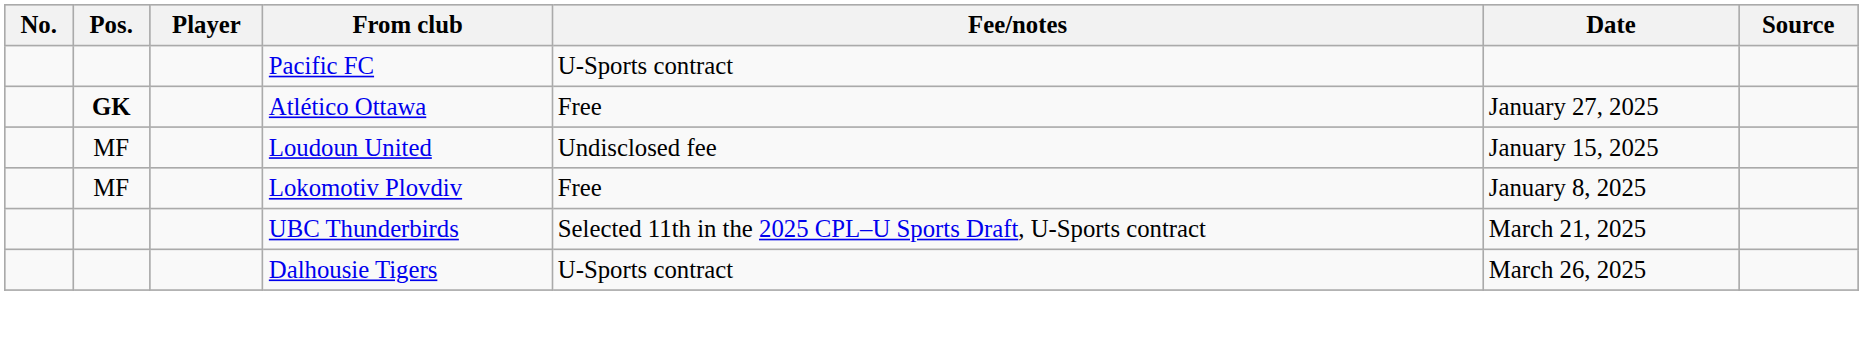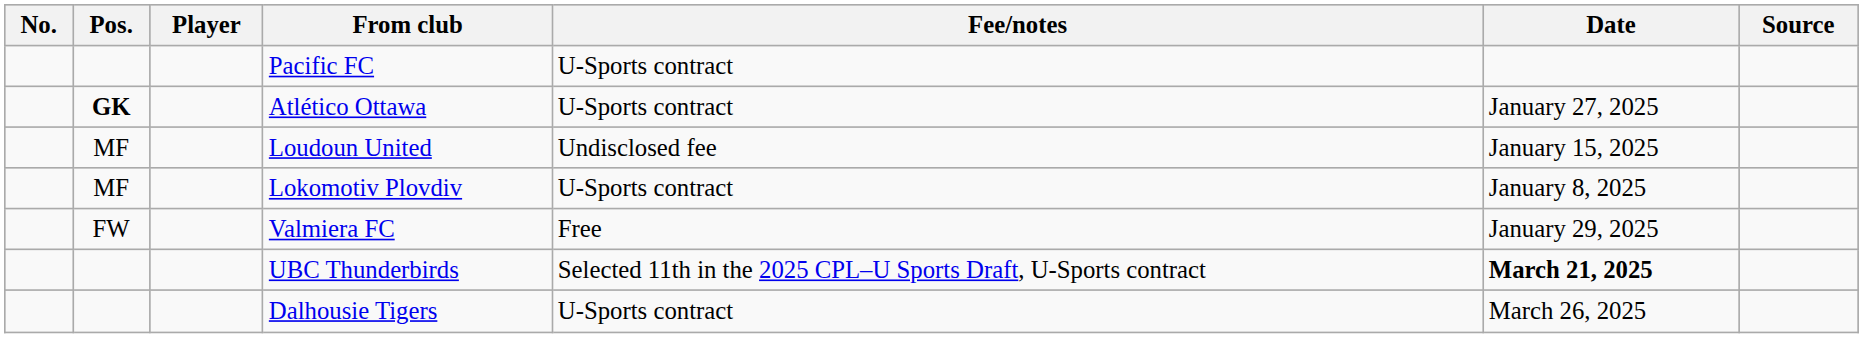(580, 106) Free -> (645, 106) U-Sports contract
(580, 188) Free -> (645, 188) U-Sports contract
+ row: (332, 229)
(1568, 229) normal -> (1571, 270) bold
